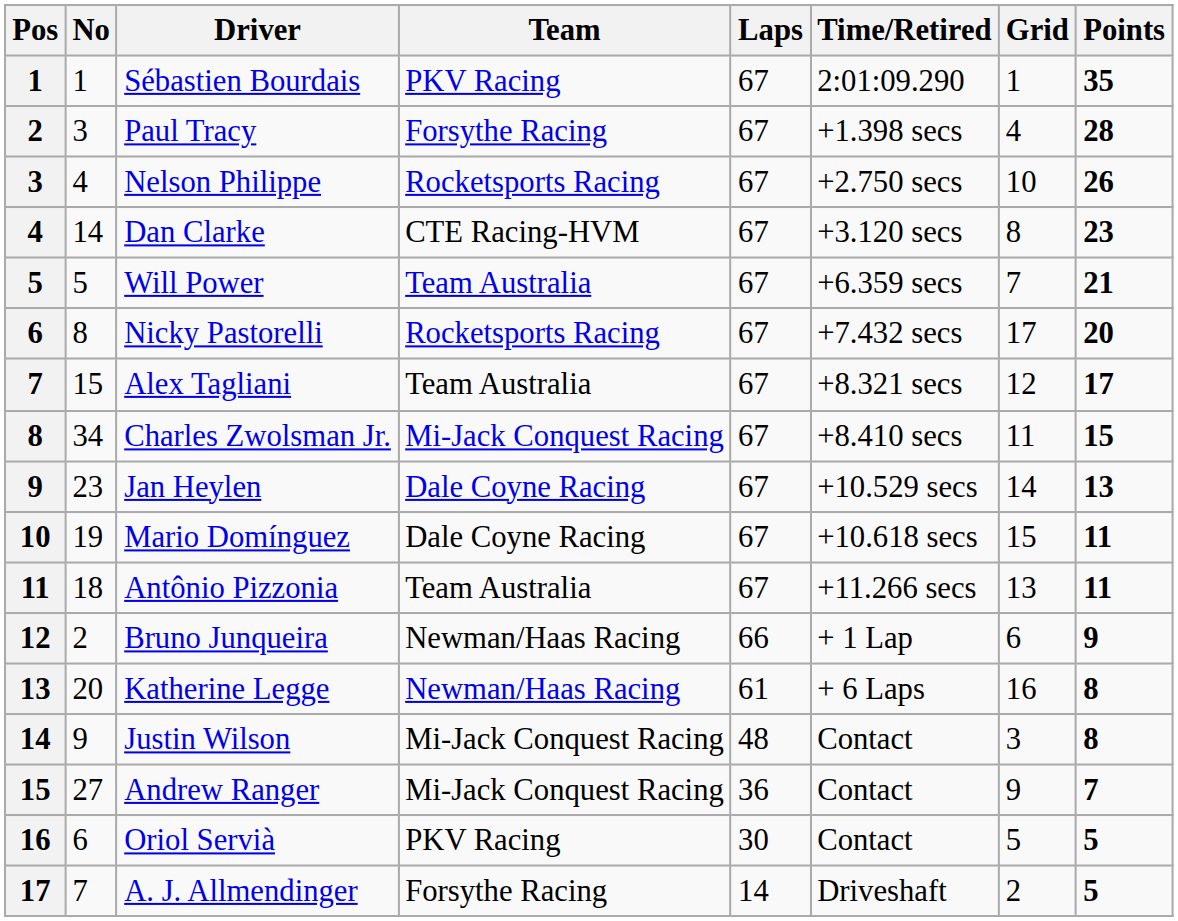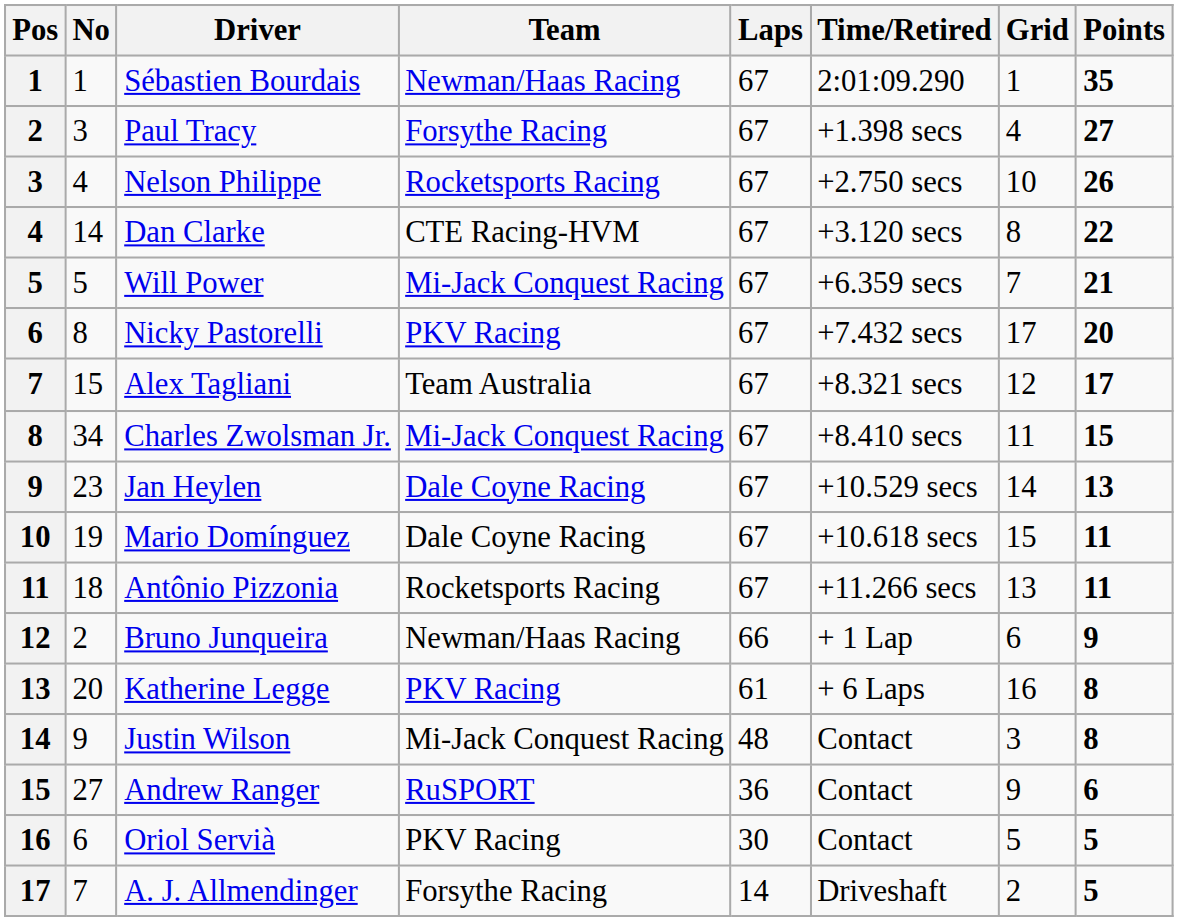(483, 80) PKV Racing -> (543, 80) Newman/Haas Racing
(1099, 131) 28 -> (1099, 131) 27
(1099, 232) 23 -> (1099, 232) 22
(498, 283) Team Australia -> (565, 283) Mi-Jack Conquest Racing
(533, 333) Rocketsports Racing -> (483, 333) PKV Racing
(498, 586) Team Australia -> (533, 586) Rocketsports Racing
(543, 688) Newman/Haas Racing -> (483, 688) PKV Racing
(565, 789) Mi-Jack Conquest Racing -> (470, 789) RuSPORT
(1091, 789) 7 -> (1091, 789) 6
